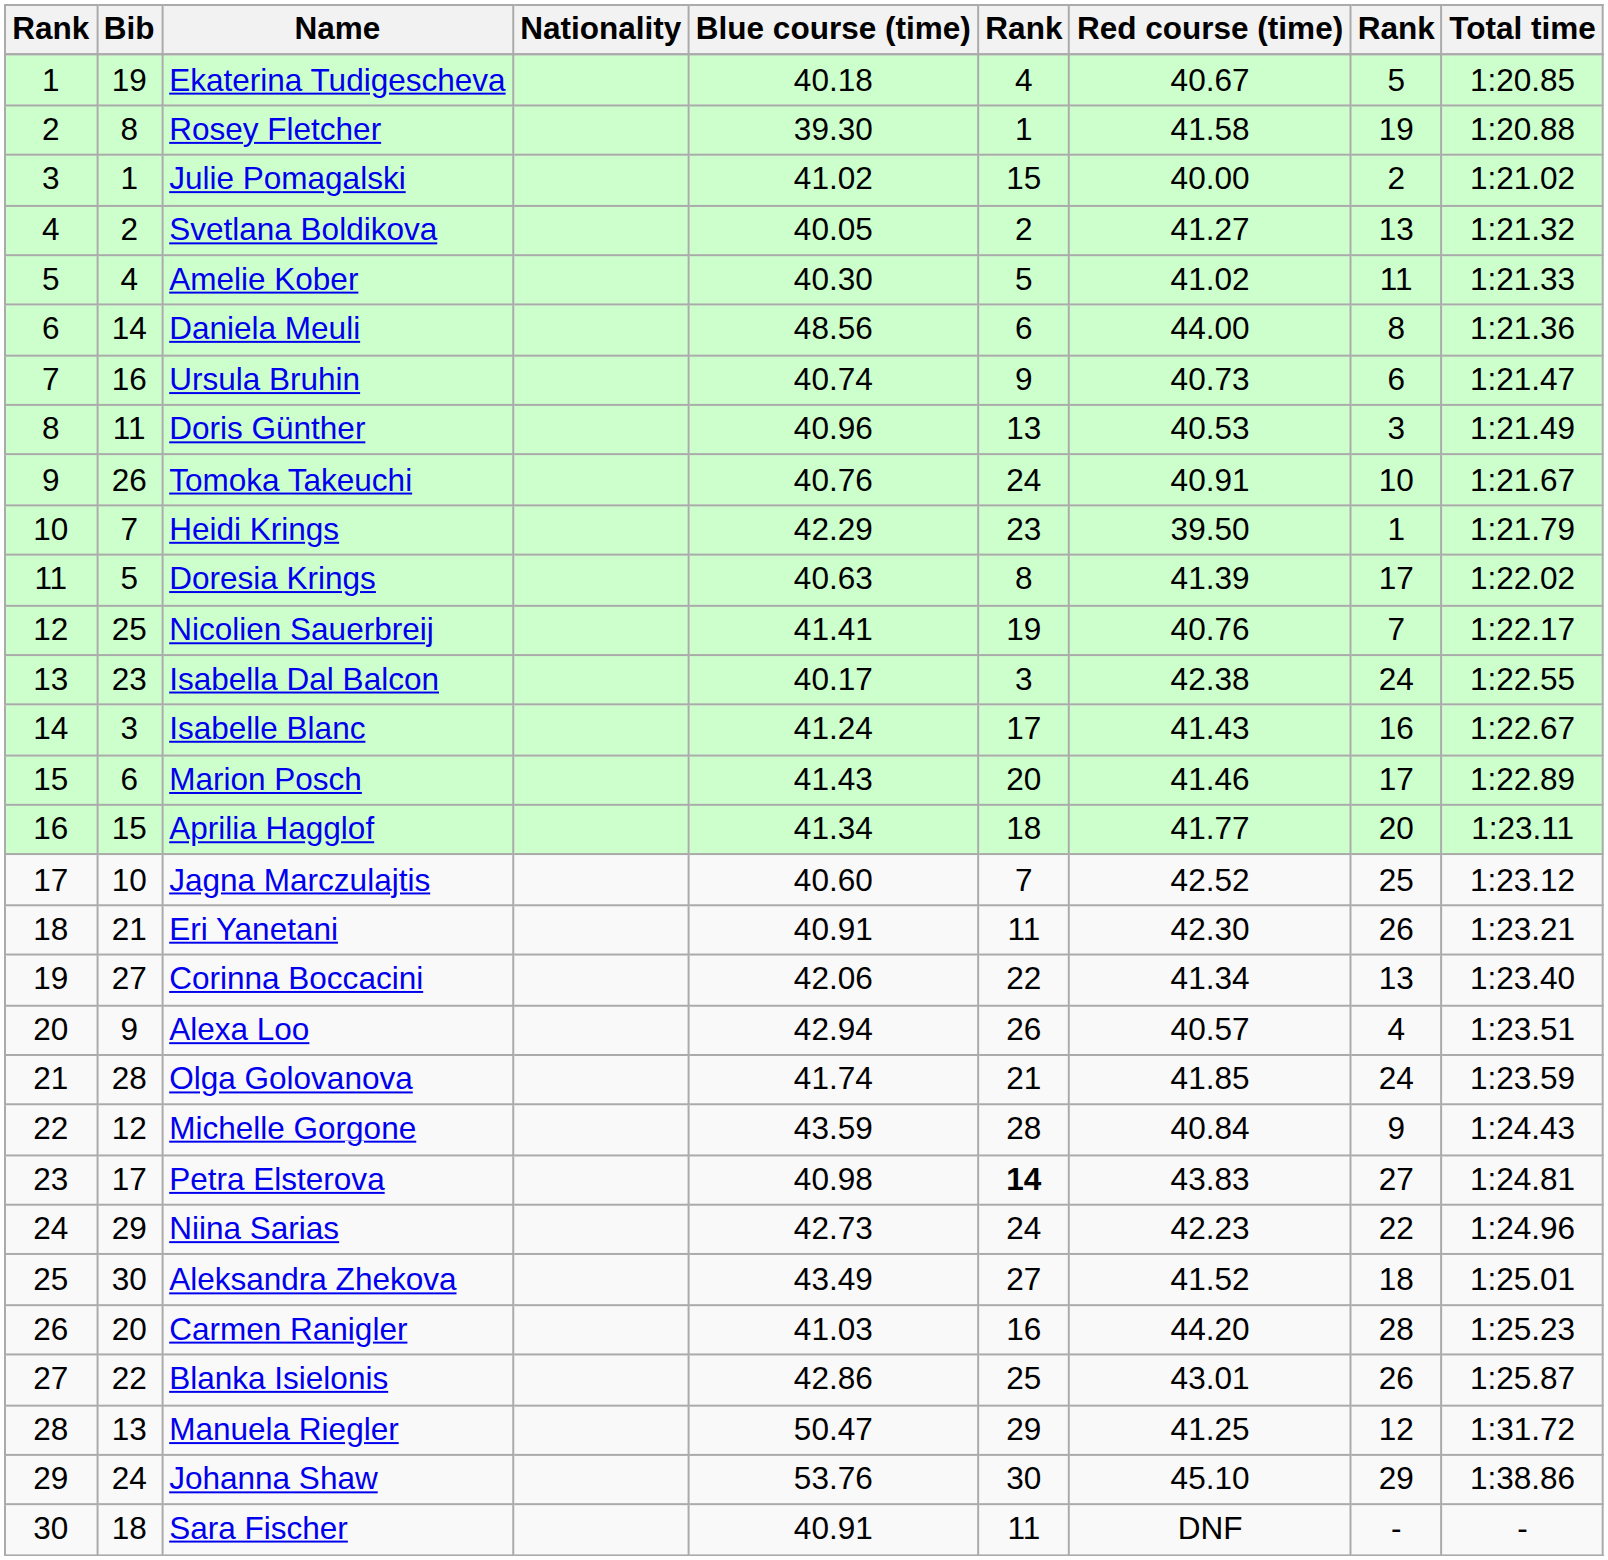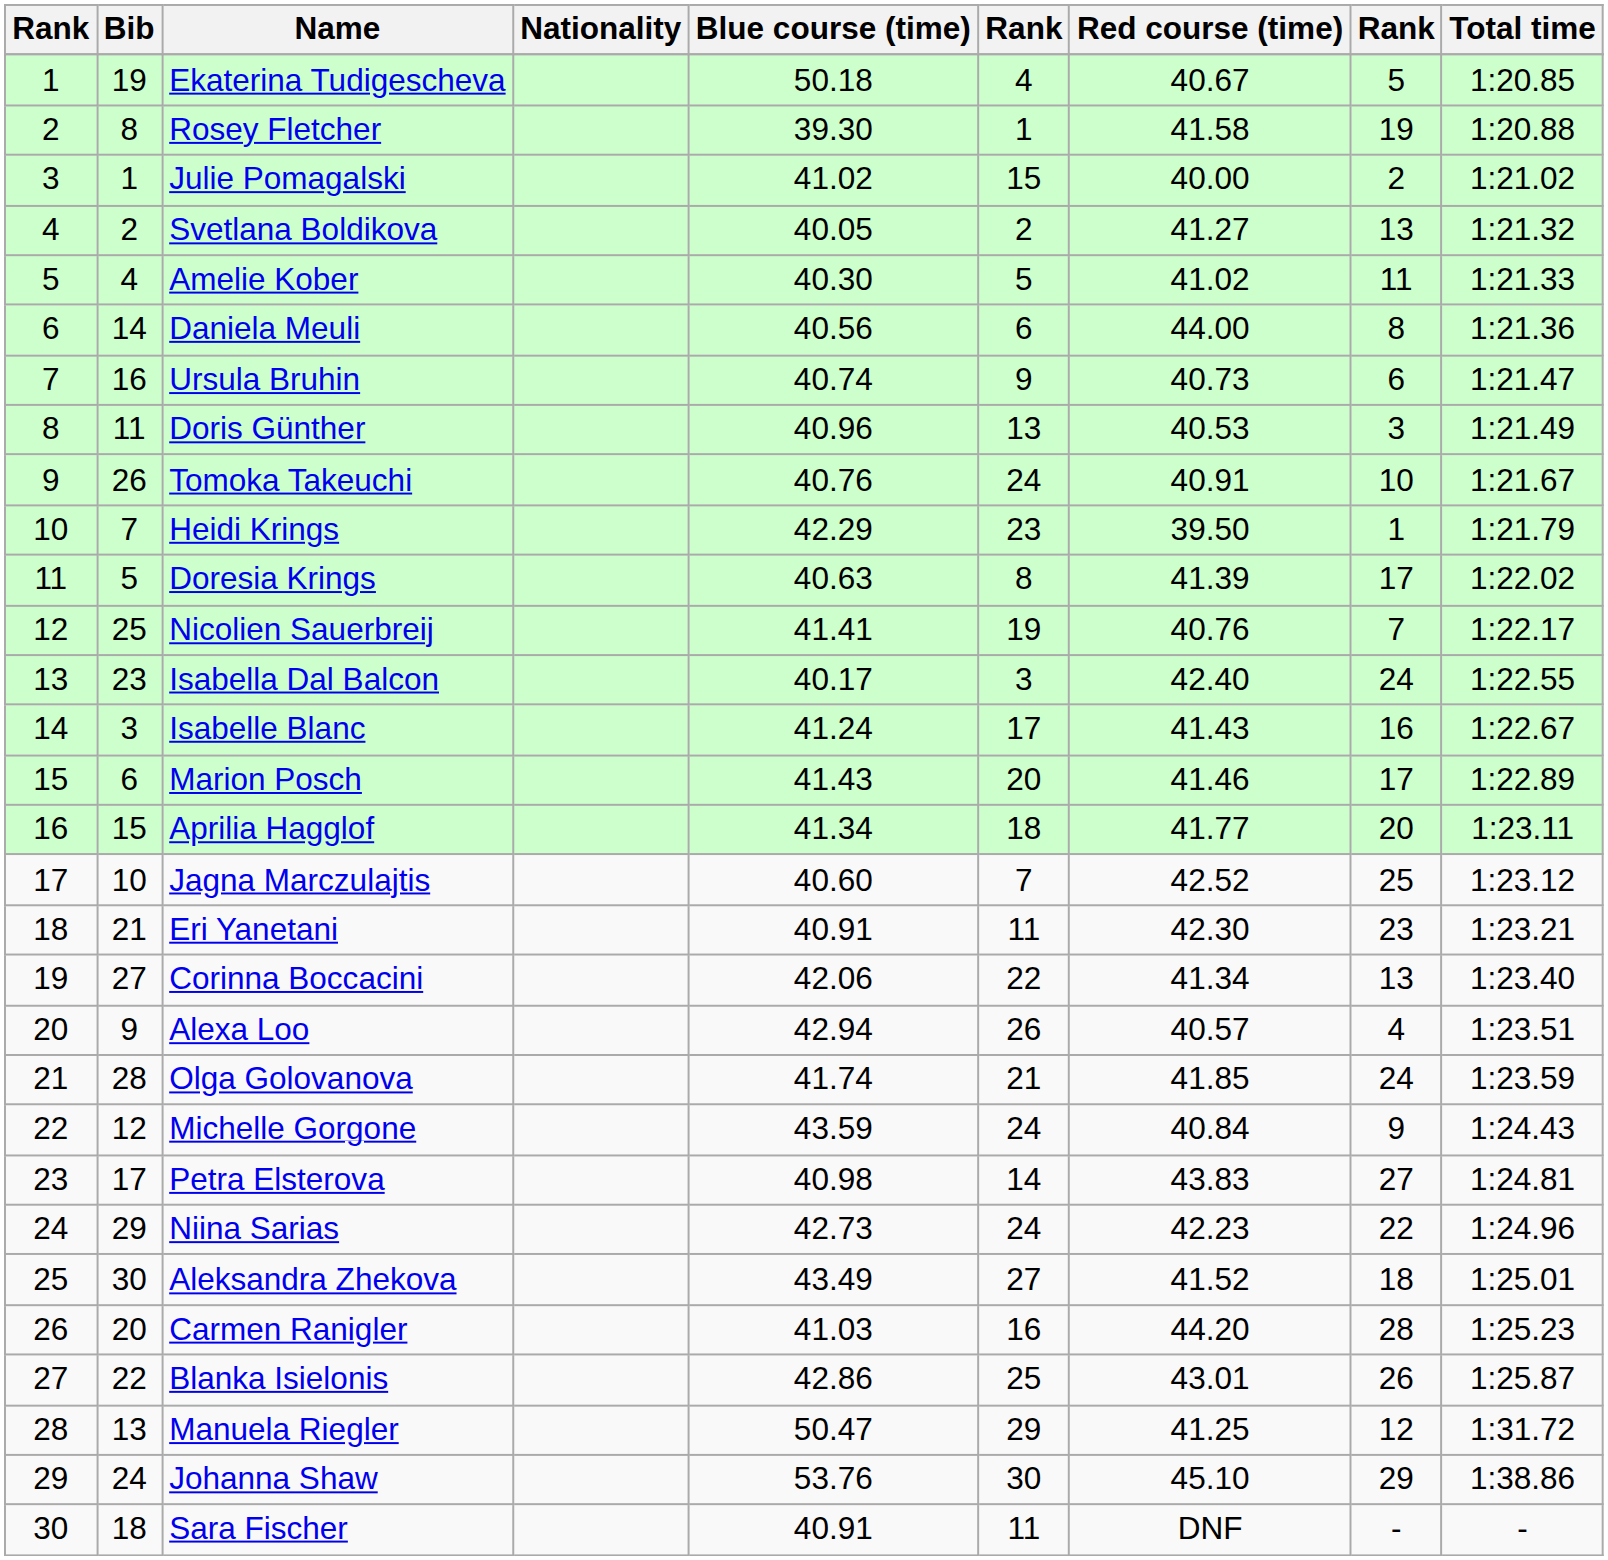(833, 79) 40.18 -> (833, 79) 50.18
(833, 329) 48.56 -> (833, 329) 40.56
(1210, 679) 42.38 -> (1210, 679) 42.40
(1396, 929) 26 -> (1396, 929) 23
(1024, 1129) 28 -> (1024, 1129) 24
(1024, 1179) bold -> (1024, 1179) normal
